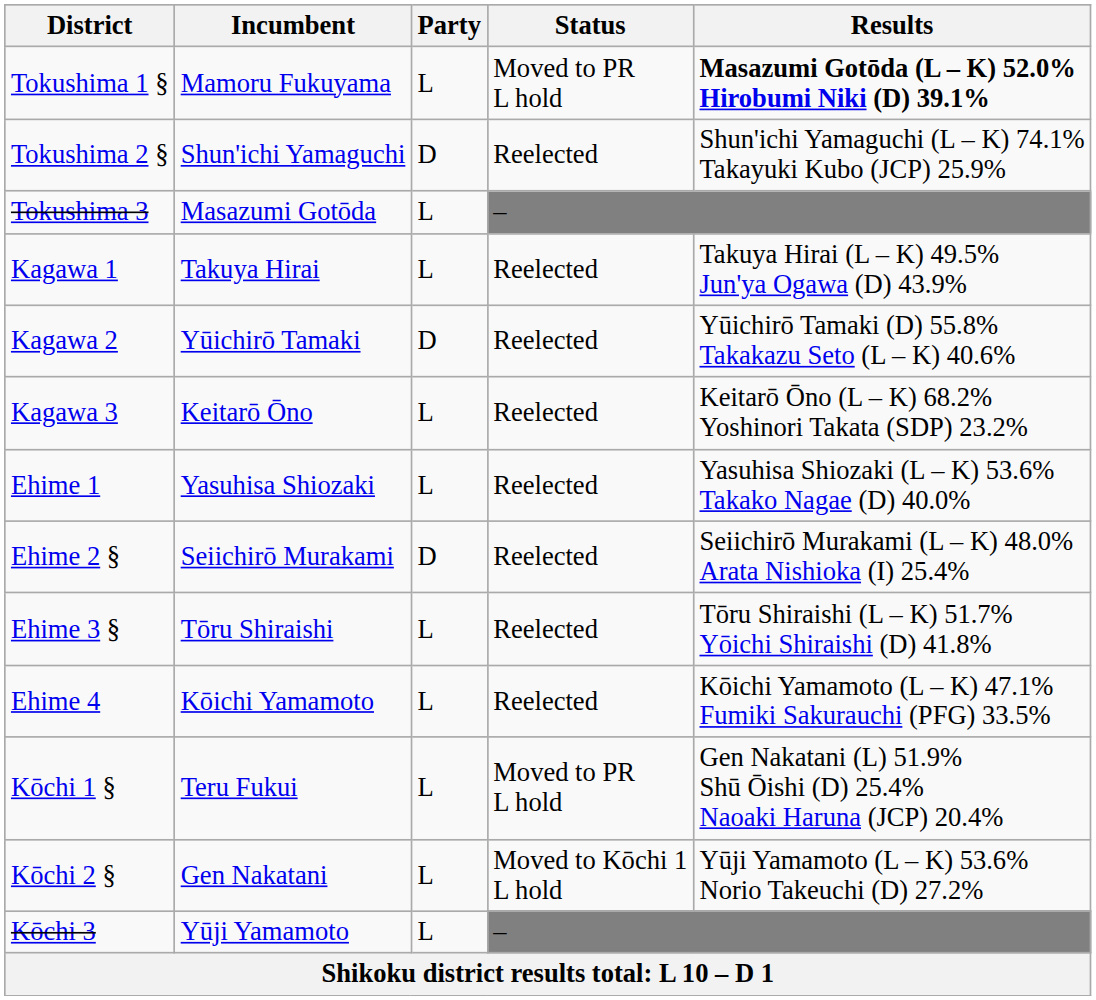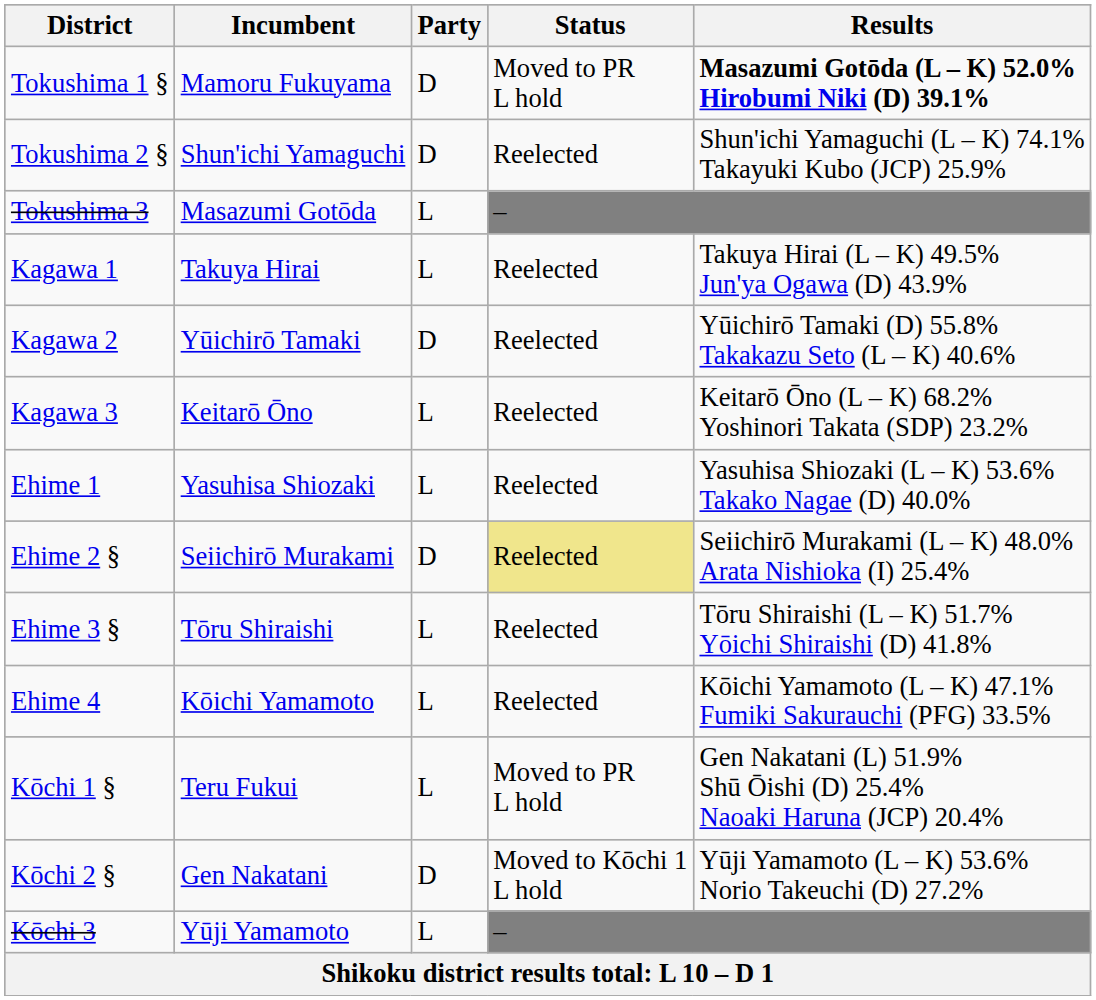(426, 82) L -> (427, 82) D
(546, 556) no background -> (546, 556) khaki background
(426, 874) L -> (427, 874) D
